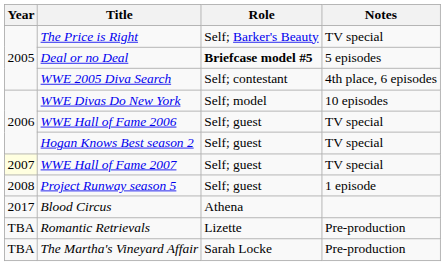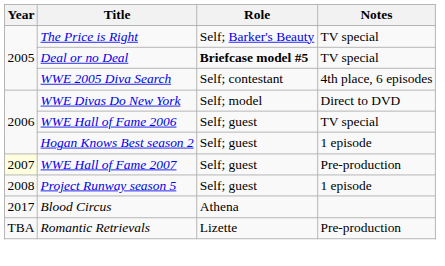(353, 57) 5 episodes -> (350, 57) TV special
(356, 100) 10 episodes -> (360, 100) Direct to DVD
(354, 143) TV special -> (346, 143) 1 episode
(354, 164) TV special -> (361, 164) Pre-production
- row: (119, 249)
